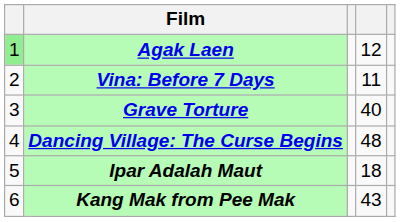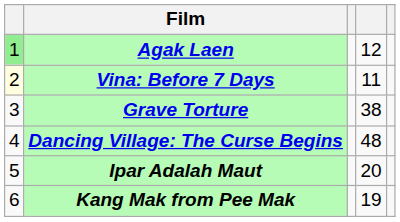(14, 79) no background -> (14, 79) lightyellow background
(371, 110) 40 -> (371, 110) 38
(371, 170) 18 -> (371, 170) 20
(371, 200) 43 -> (371, 200) 19
